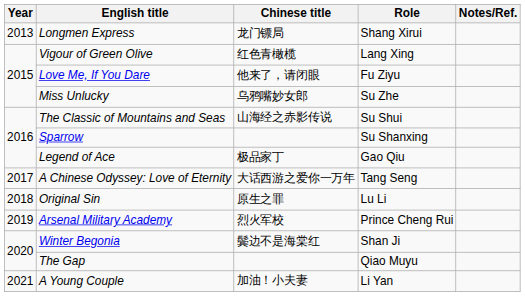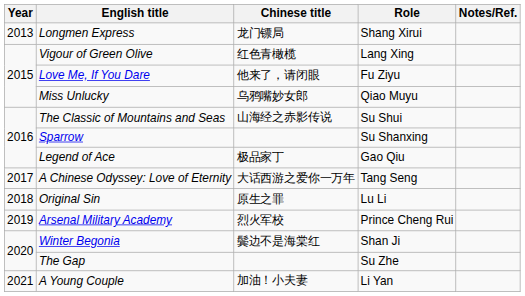(380, 96) Su Zhe -> (389, 96) Qiao Muyu
(389, 261) Qiao Muyu -> (380, 261) Su Zhe
